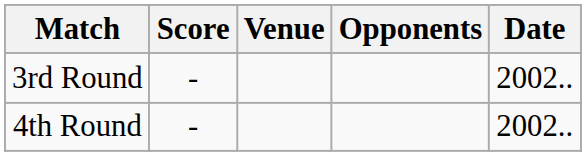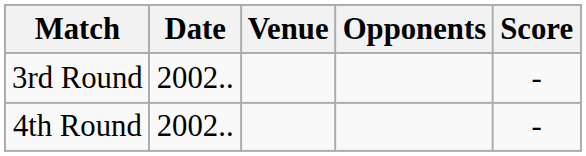columns swapped: (535, 28) <-> (193, 28)
